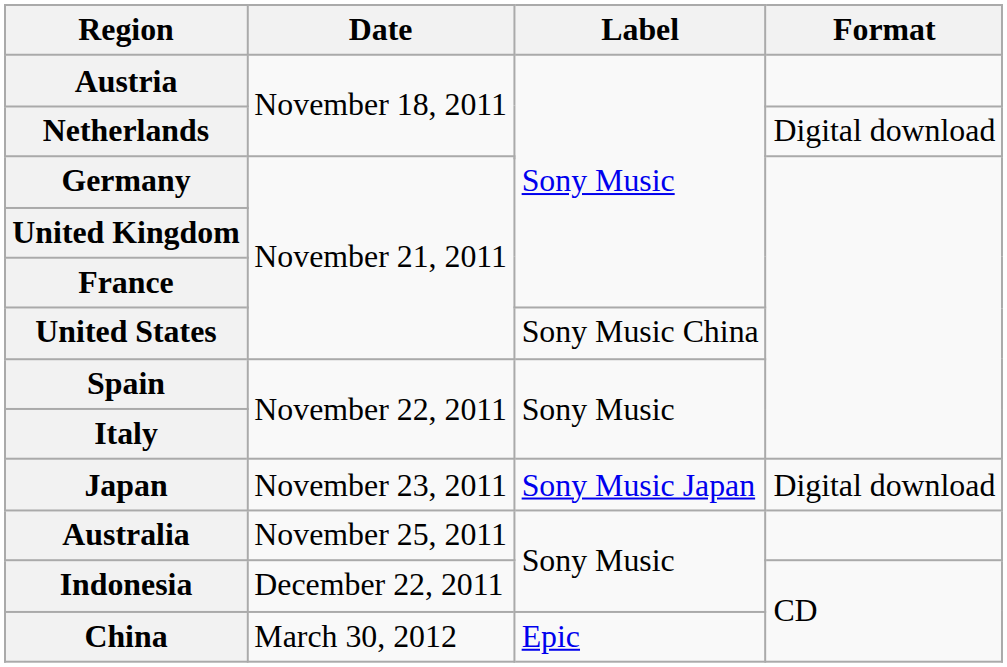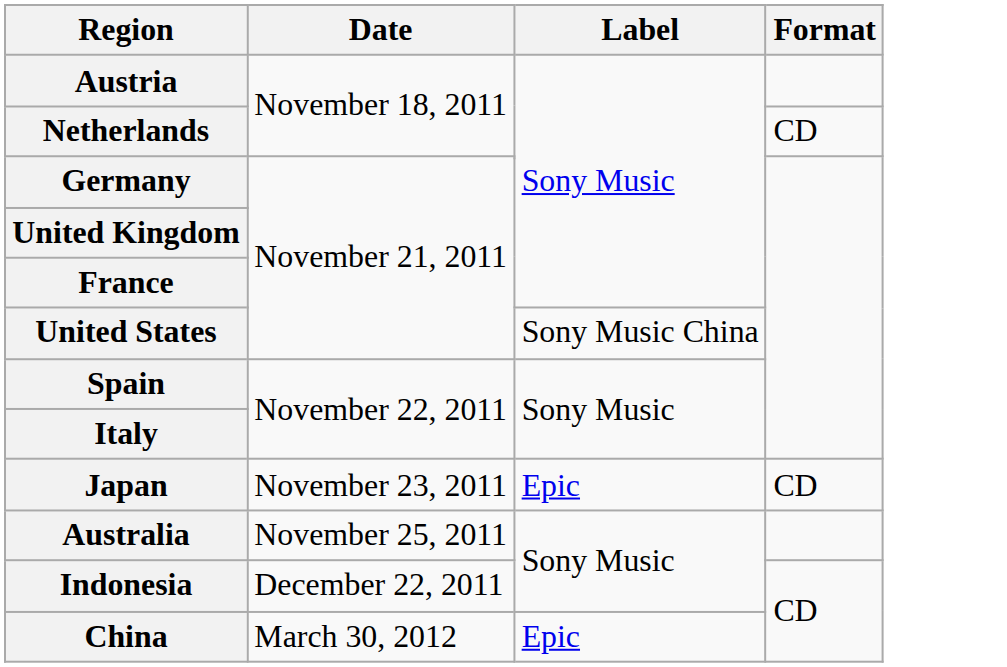(884, 130) Digital download -> (796, 130) CD
(638, 484) Sony Music Japan -> (551, 484) Epic
(884, 484) Digital download -> (796, 484) CD
